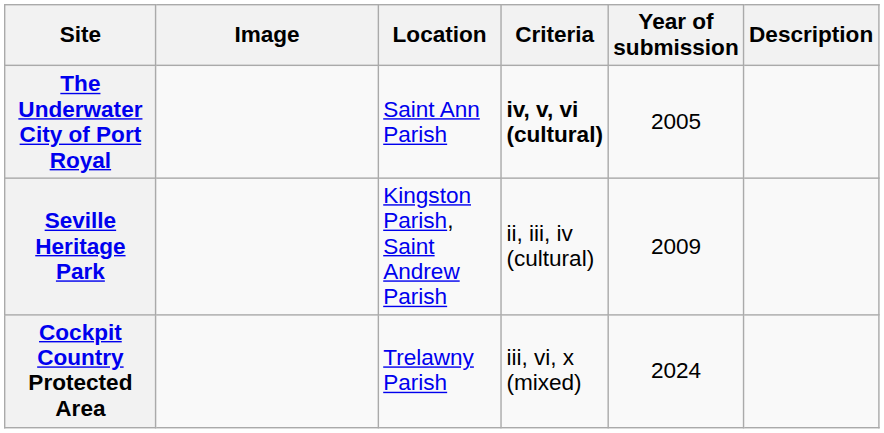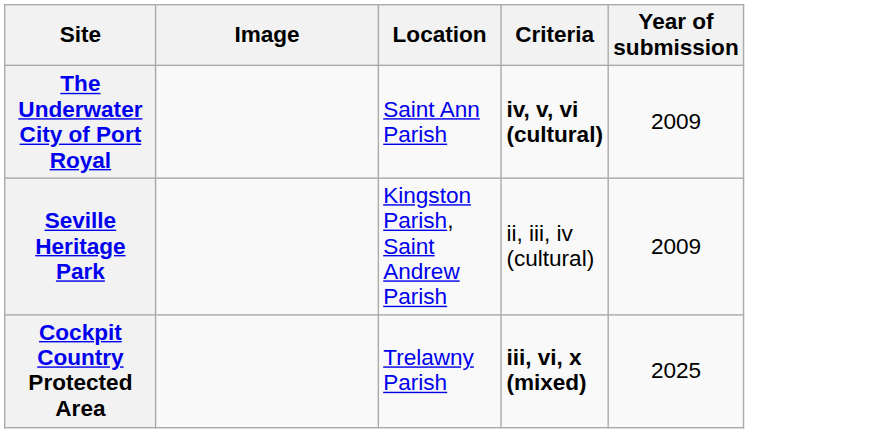- column: (811, 35)
(676, 121) 2005 -> (676, 121) 2009
(544, 370) normal -> (547, 370) bold
(676, 370) 2024 -> (676, 370) 2025
